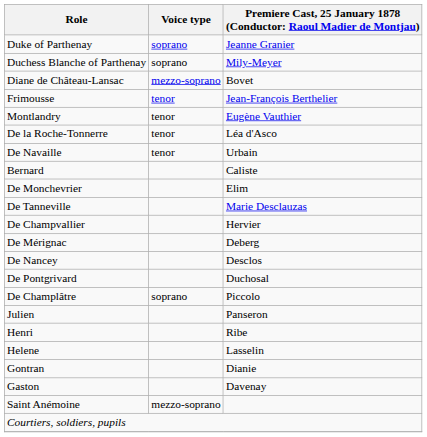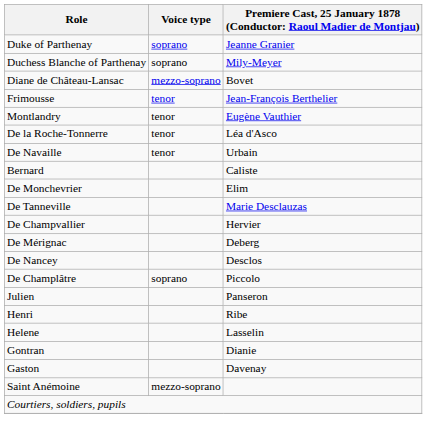- row: (42, 278)
